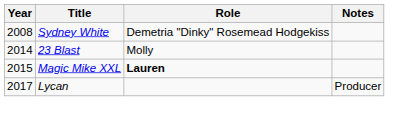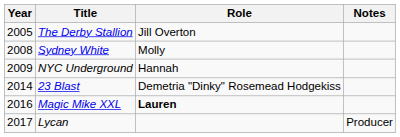+ row: (85, 31)
(228, 31) Demetria "Dinky" Rosemead Hodgekiss -> (151, 50) Molly
+ row: (85, 68)
(140, 50) Molly -> (239, 86) Demetria "Dinky" Rosemead Hodgekiss
(20, 68) 2015 -> (20, 104) 2016
